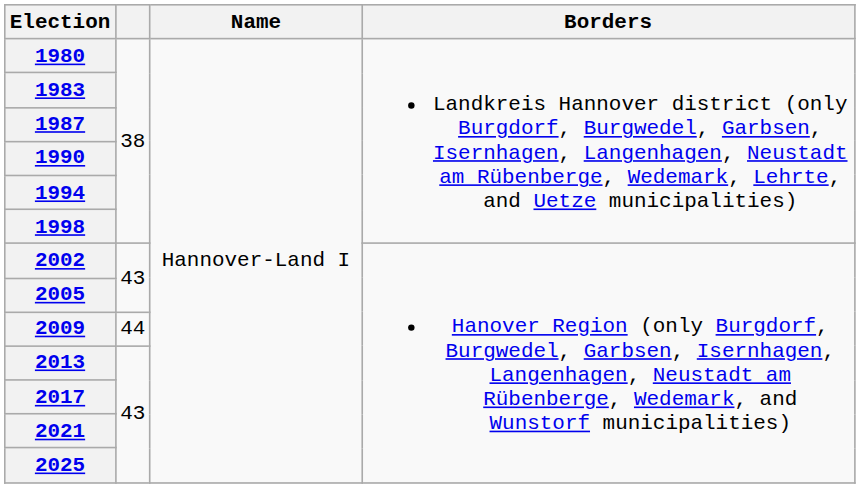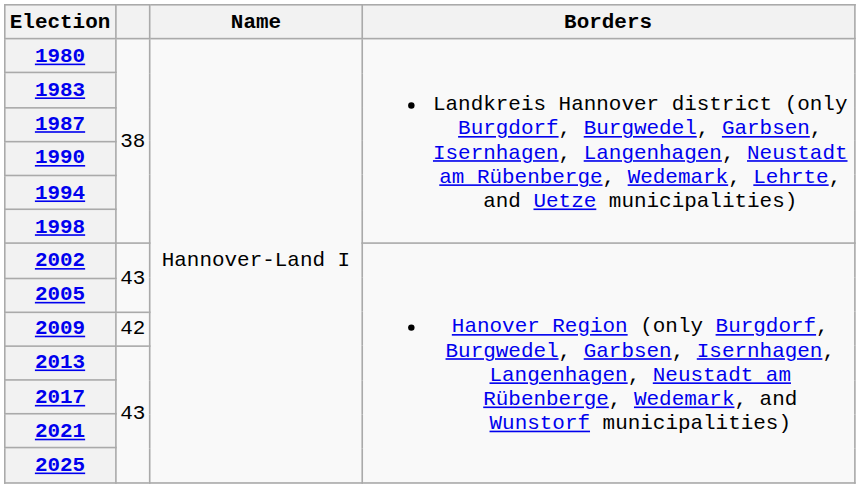(133, 329) 44 -> (133, 329) 42
